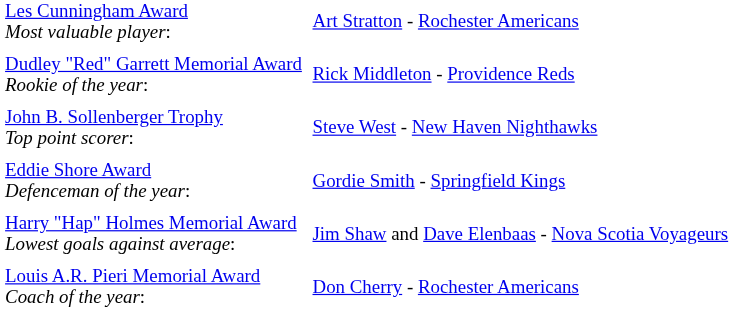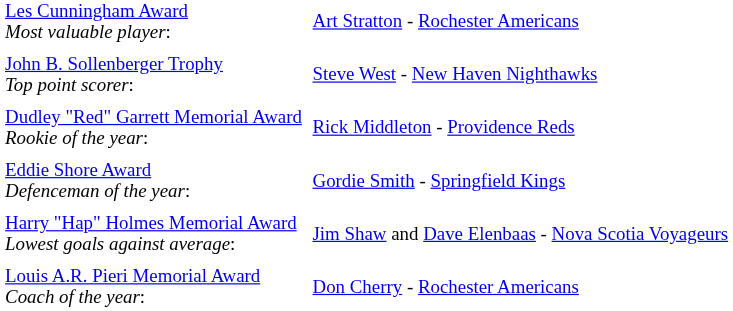rows swapped: (114, 127) <-> (153, 74)
